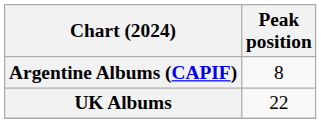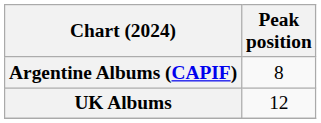(279, 103) 22 -> (279, 103) 12
